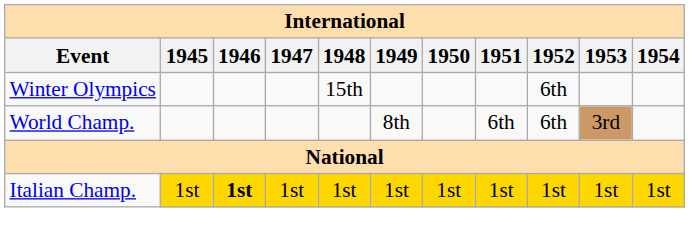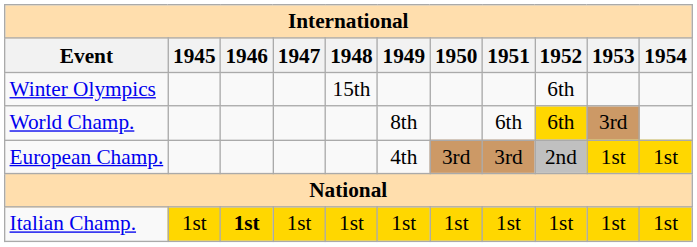(554, 122) no background -> (561, 122) gold background
+ row: (86, 156)
